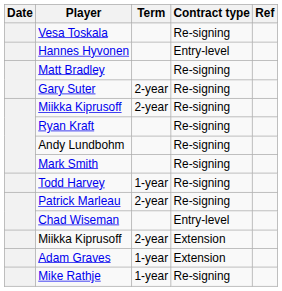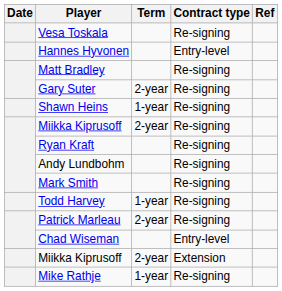+ row: (73, 107)
- row: (74, 257)
